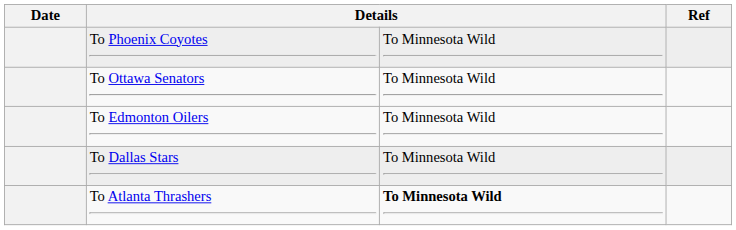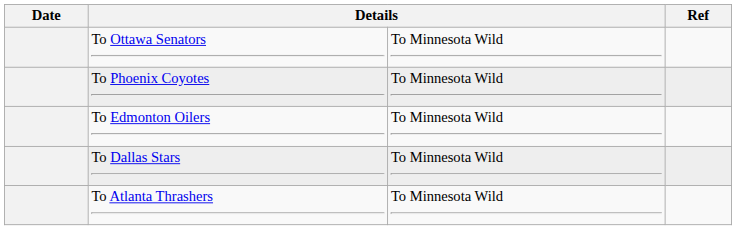rows swapped: (233, 83) <-> (233, 44)
(523, 202) bold -> (526, 202) normal
